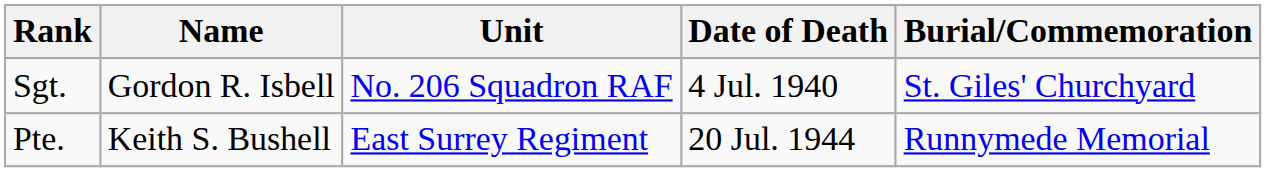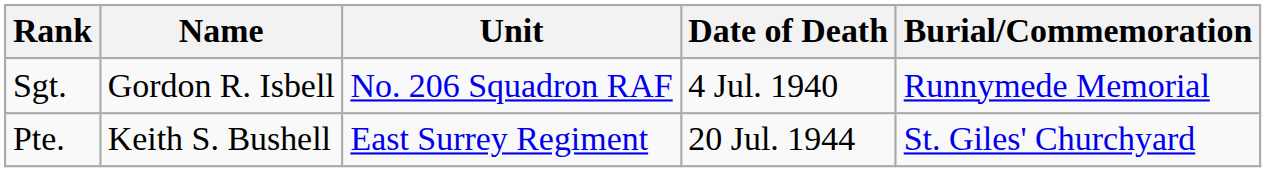(1049, 85) St. Giles' Churchyard -> (1057, 85) Runnymede Memorial
(1057, 138) Runnymede Memorial -> (1049, 138) St. Giles' Churchyard
